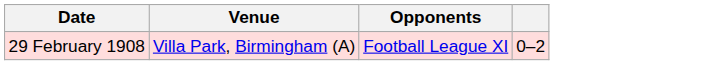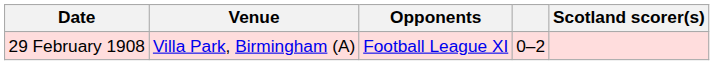+ column: (629, 18)
